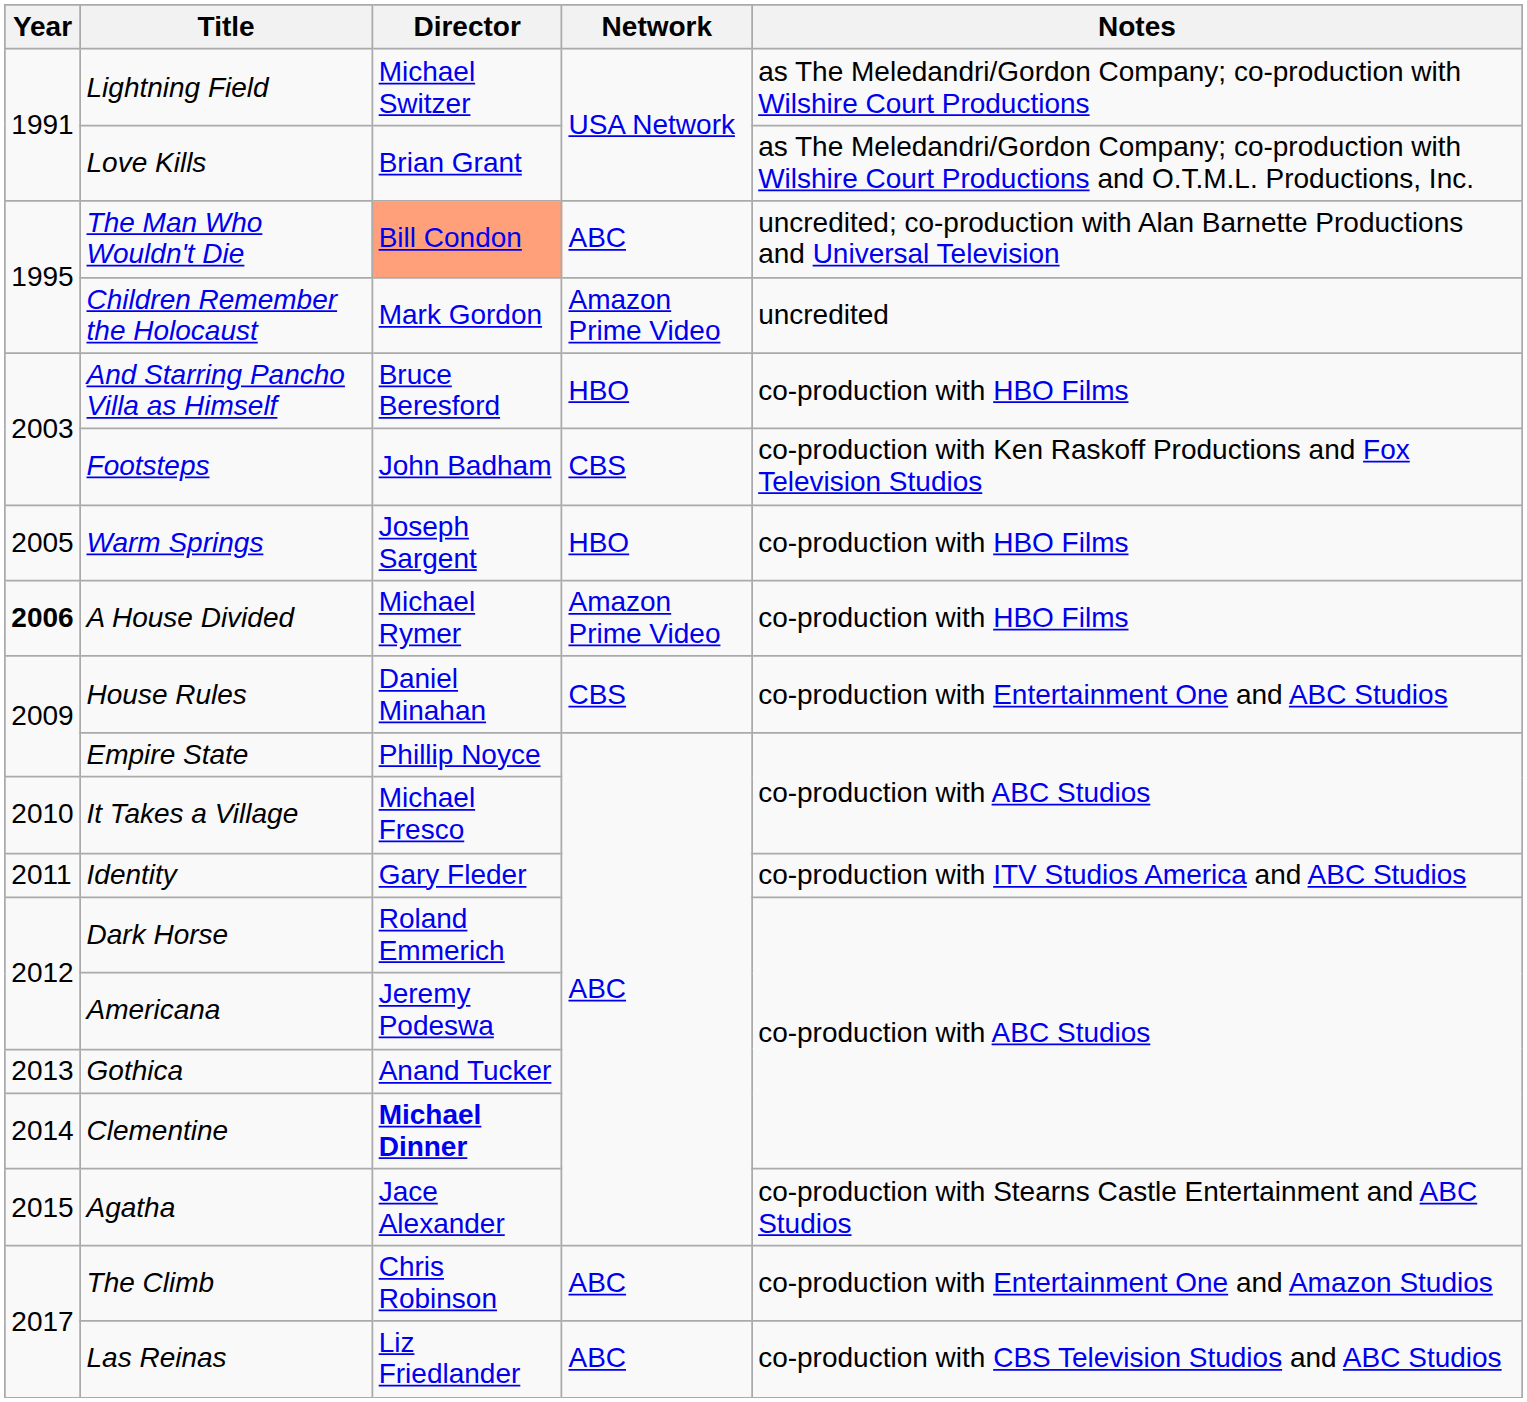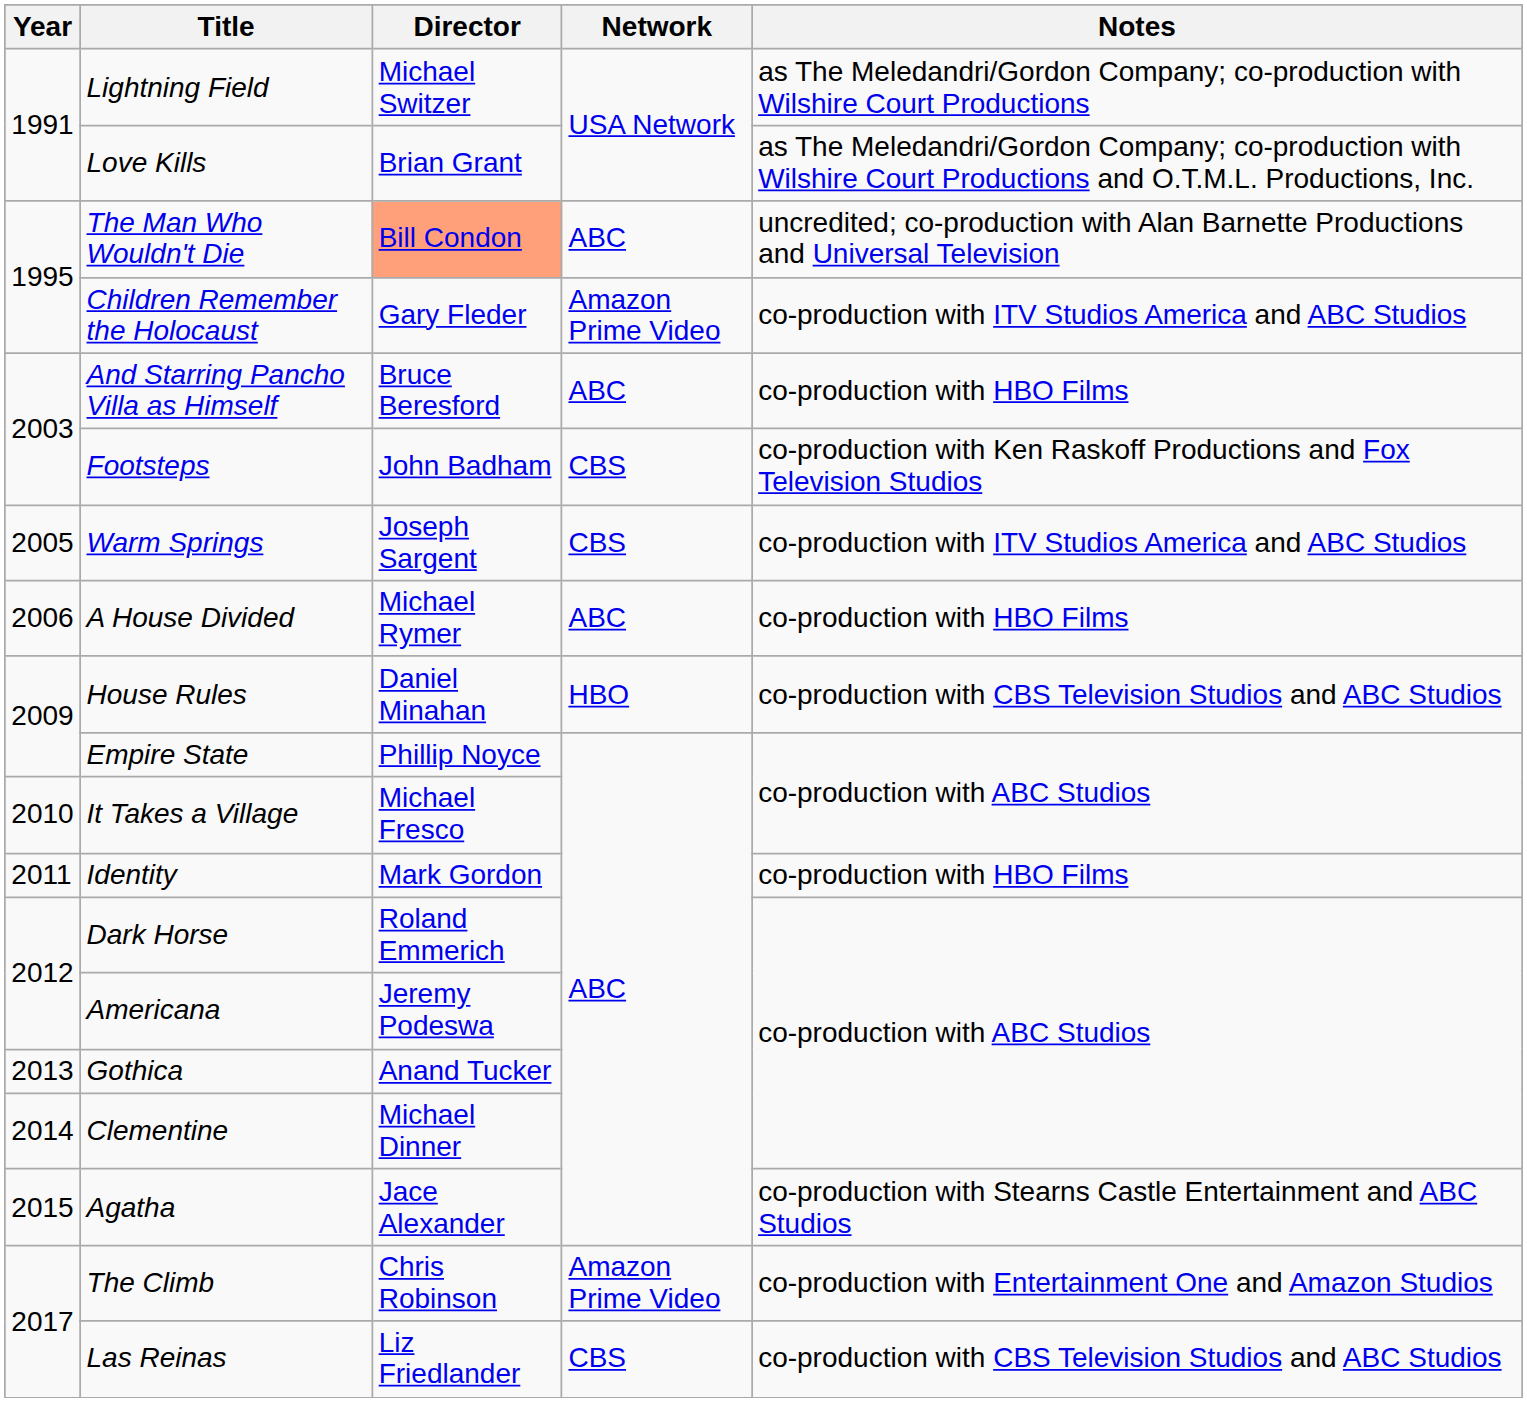(460, 314) Mark Gordon -> (453, 314) Gary Fleder
(824, 314) uncredited -> (1112, 314) co-production with ITV Studios America and ABC Studios
(599, 390) HBO -> (597, 390) ABC
(599, 542) HBO -> (597, 542) CBS
(943, 542) co-production with HBO Films -> (1112, 542) co-production with ITV Studios America and ABC Studios
(42, 618) bold -> (42, 618) normal
(644, 618) Amazon Prime Video -> (597, 618) ABC
(597, 694) CBS -> (599, 694) HBO
(1103, 694) co-production with Entertainment One and ABC Studios -> (1130, 694) co-production with CBS Television Studios and ABC Studios
(453, 874) Gary Fleder -> (460, 874) Mark Gordon
(1112, 874) co-production with ITV Studios America and ABC Studios -> (943, 874) co-production with HBO Films
(430, 1130) bold -> (427, 1130) normal
(597, 1282) ABC -> (644, 1282) Amazon Prime Video
(597, 1358) ABC -> (597, 1358) CBS
